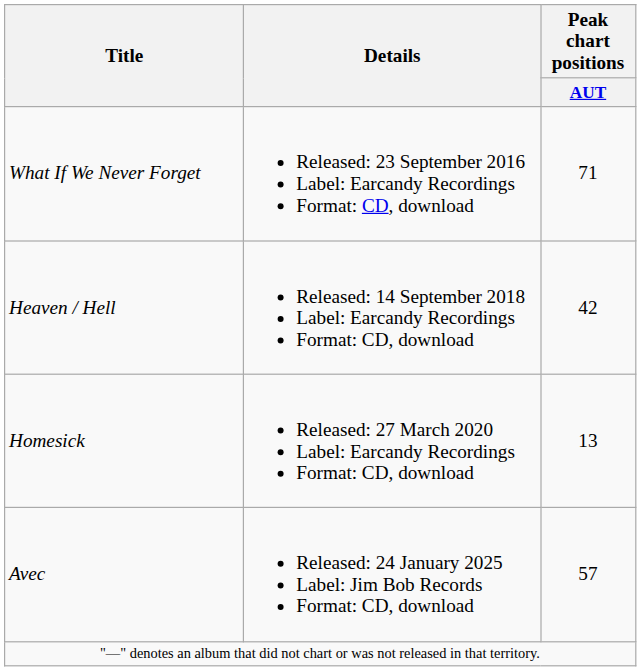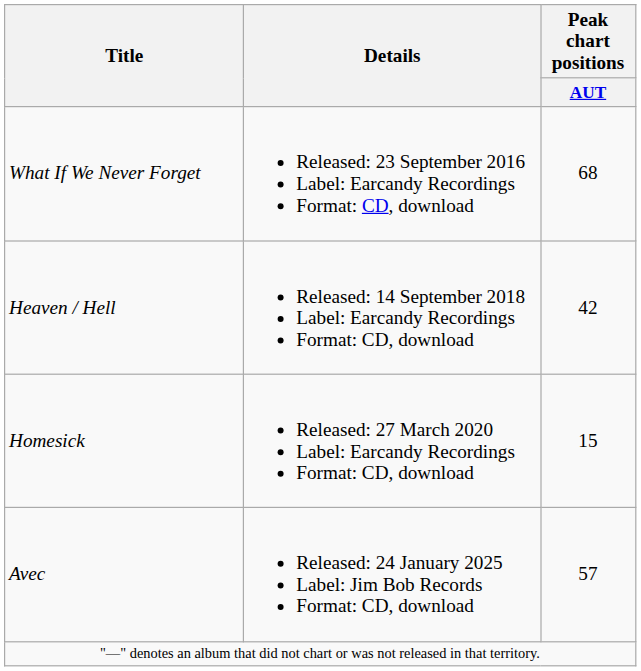(588, 173) 71 -> (588, 173) 68
(588, 440) 13 -> (588, 440) 15
